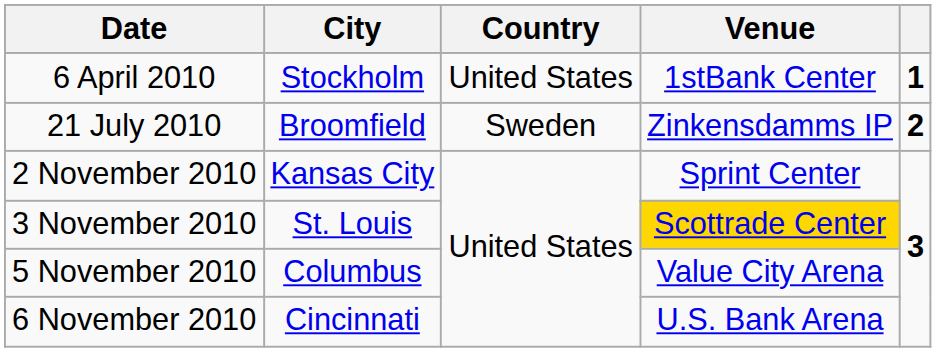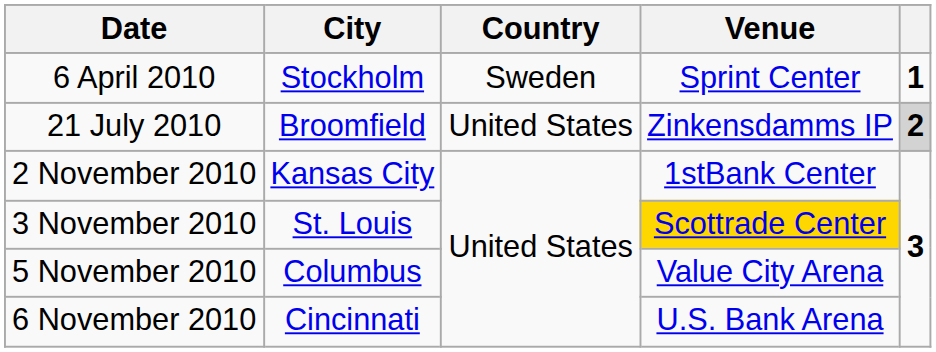(541, 77) United States -> (541, 77) Sweden
(770, 77) 1stBank Center -> (770, 77) Sprint Center
(541, 126) Sweden -> (541, 126) United States
(916, 126) no background -> (916, 126) lightgrey background
(770, 175) Sprint Center -> (770, 175) 1stBank Center
